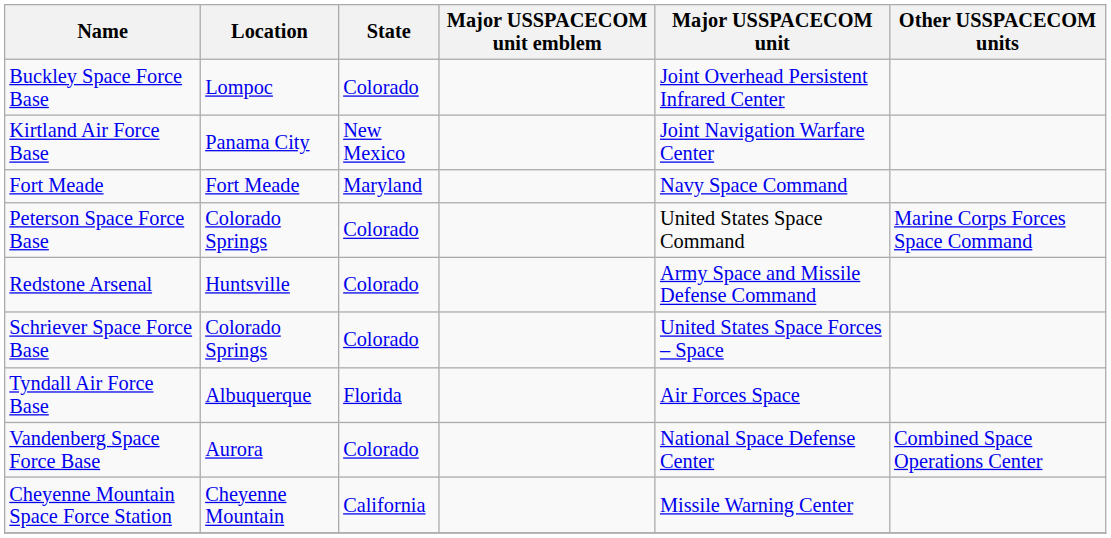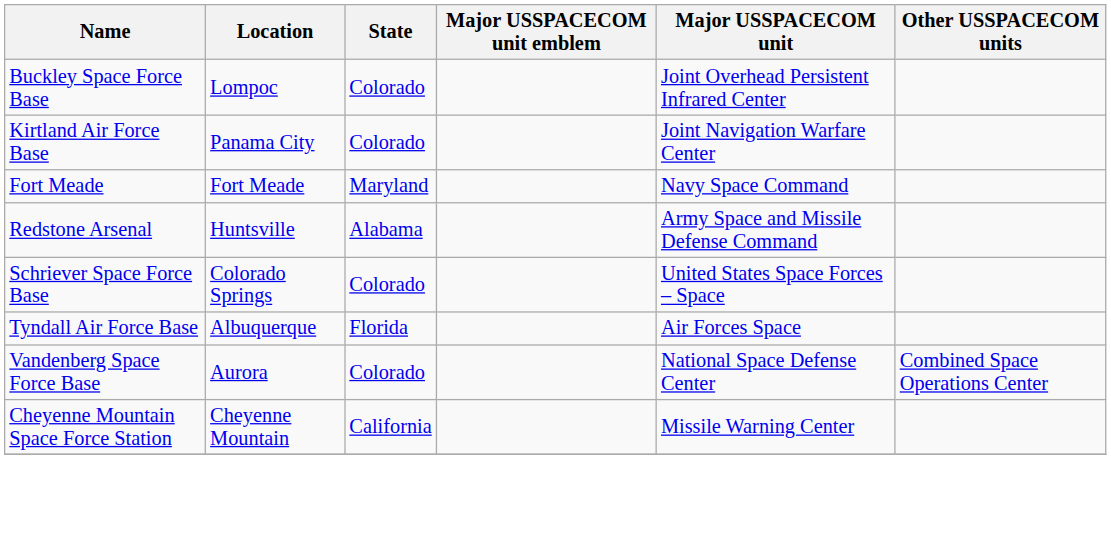(374, 142) New Mexico -> (387, 142) Colorado
- row: (97, 229)
(381, 284) Colorado -> (386, 229) Alabama
